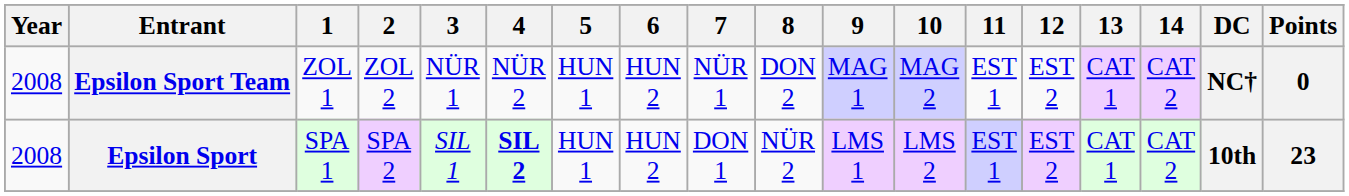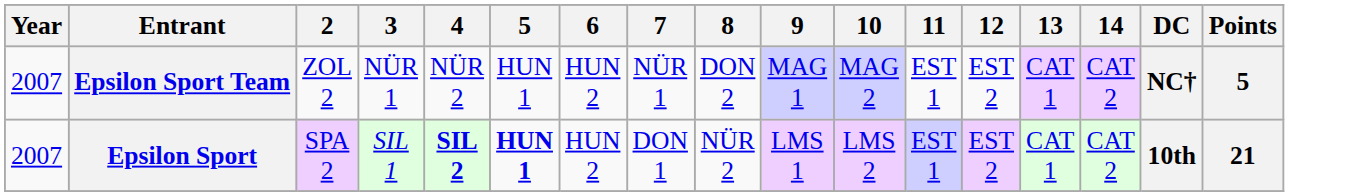- column: (327, 25)
(37, 82) 2008 -> (37, 82) 2007
(1303, 82) 0 -> (1243, 82) 5
(37, 154) 2008 -> (37, 154) 2007
(586, 154) normal -> (525, 154) bold
(1303, 154) 23 -> (1243, 154) 21
